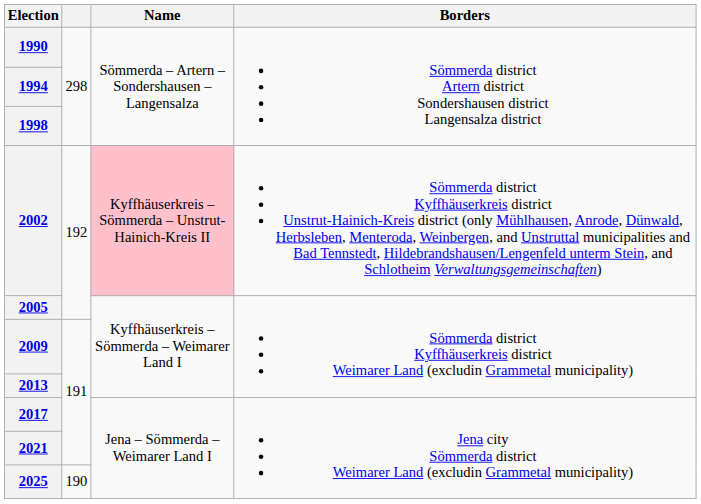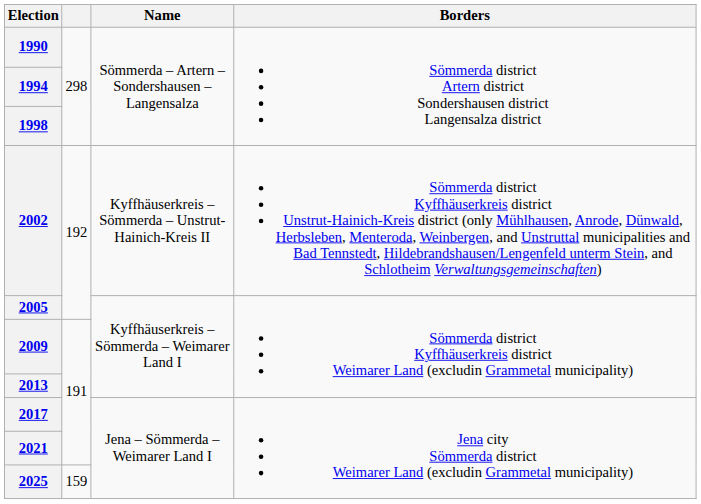(162, 220) pink background -> (162, 220) no background
(76, 481) 190 -> (76, 481) 159
